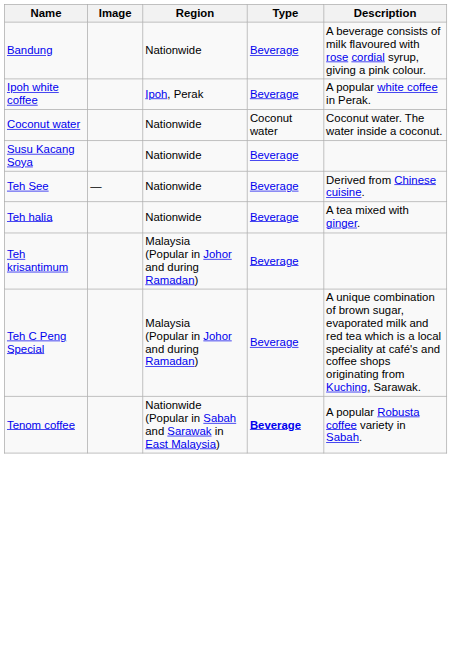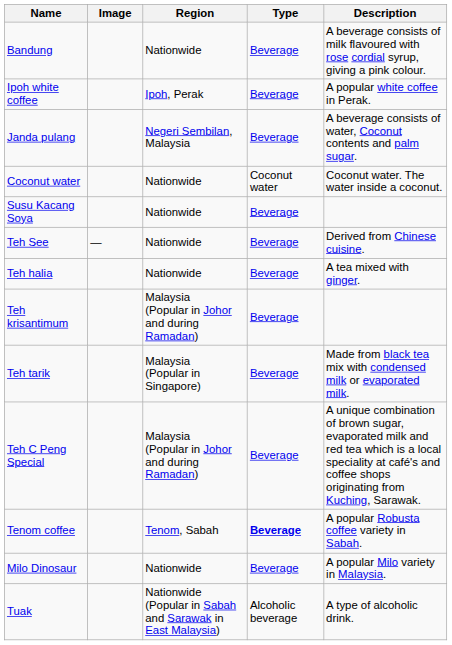+ row: (41, 137)
+ row: (28, 373)
(191, 424) Nationwide (Popular in Sabah and Sarawak in East Malaysia) -> (182, 531) Tenom, Sabah
+ row: (42, 568)
+ row: (19, 611)
